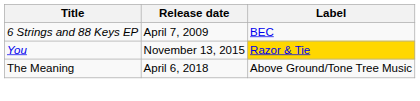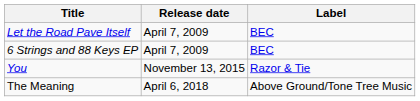+ row: (68, 31)
(280, 50) gold background -> (280, 68) no background
